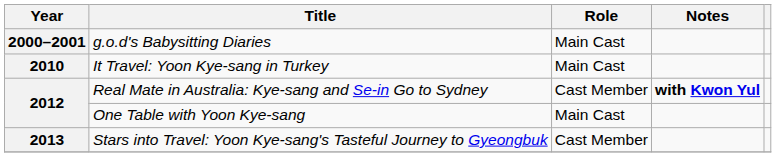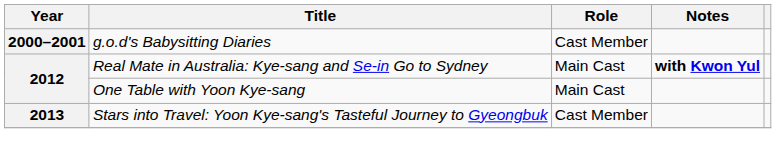(590, 41) Main Cast -> (601, 41) Cast Member
- row: (211, 66)
(601, 90) Cast Member -> (590, 66) Main Cast
